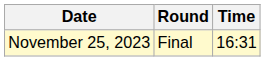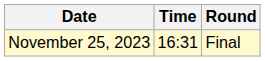columns swapped: (236, 17) <-> (183, 17)
